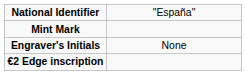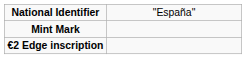- row: (55, 45)
